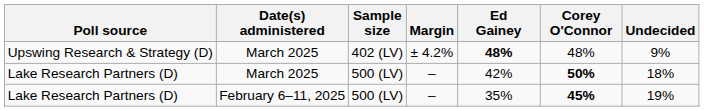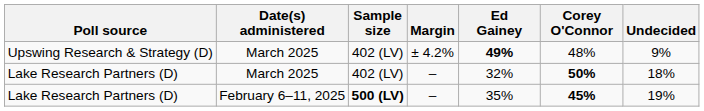(499, 52) 48% -> (499, 52) 49%
(377, 74) 500 (LV) -> (378, 74) 402 (LV)
(499, 74) 42% -> (499, 74) 32%
(377, 96) normal -> (378, 96) bold
